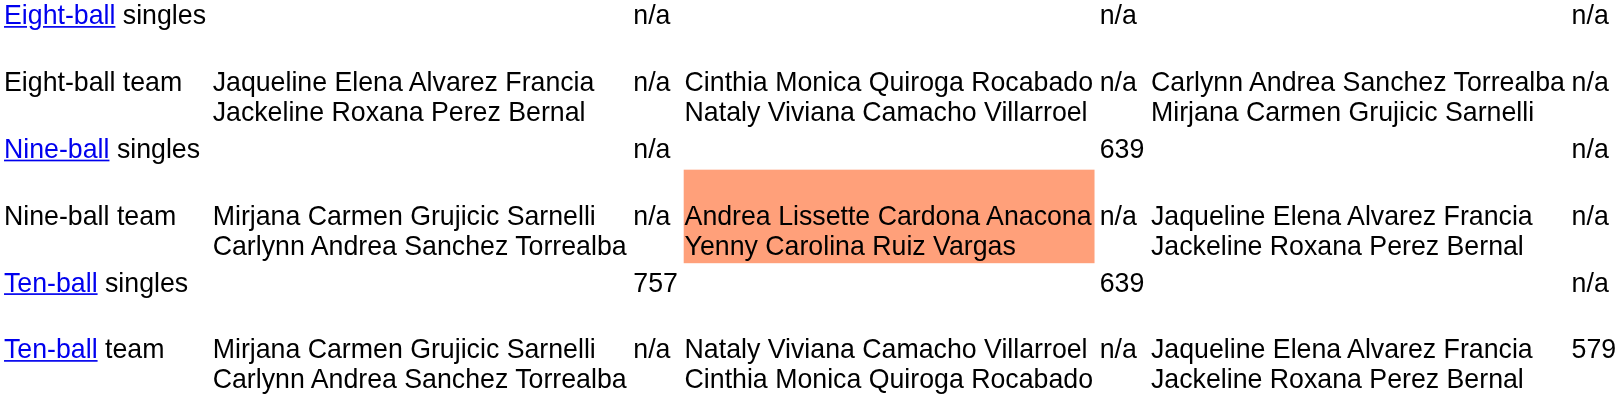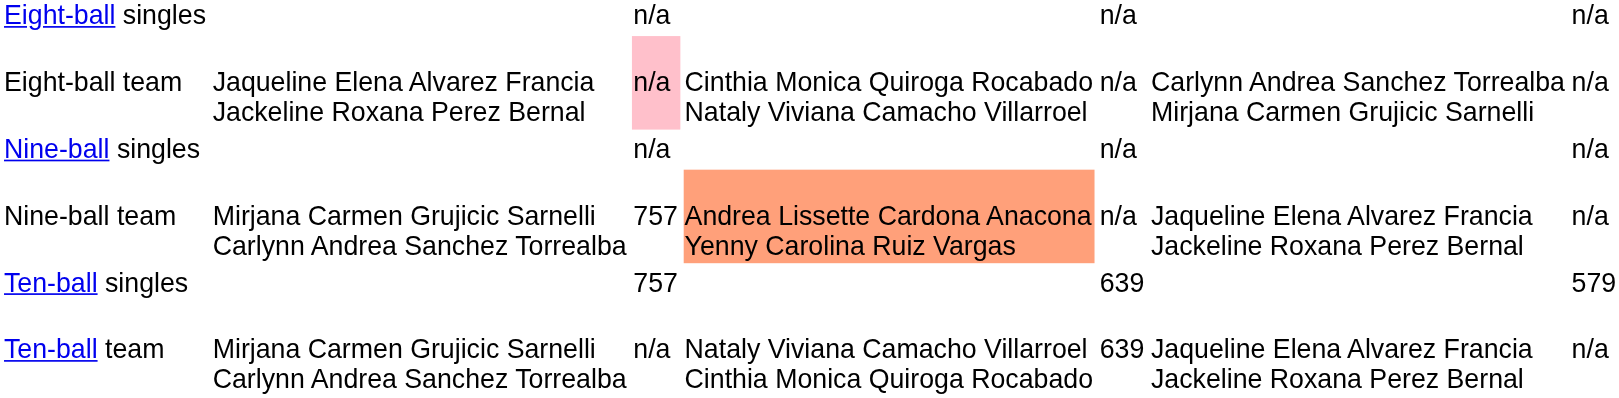(652, 82) no background -> (652, 82) pink background
(1122, 149) 639 -> (1118, 149) n/a
(652, 216) n/a -> (656, 216) 757
(1590, 282) n/a -> (1594, 282) 579
(1118, 349) n/a -> (1122, 349) 639
(1594, 349) 579 -> (1590, 349) n/a
